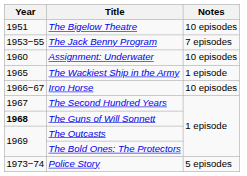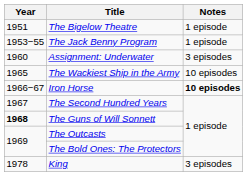(211, 27) 10 episodes -> (206, 27) 1 episode
(209, 42) 7 episodes -> (206, 42) 1 episode
(211, 57) 10 episodes -> (209, 57) 3 episodes
(206, 73) 1 episode -> (211, 73) 10 episodes
(211, 88) normal -> (213, 88) bold
- row: (74, 164)
+ row: (58, 164)
